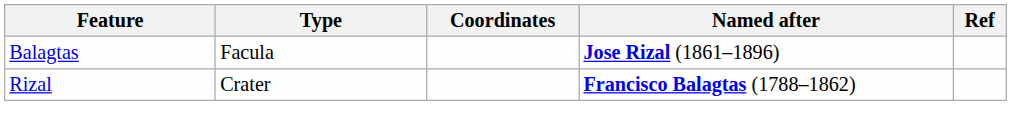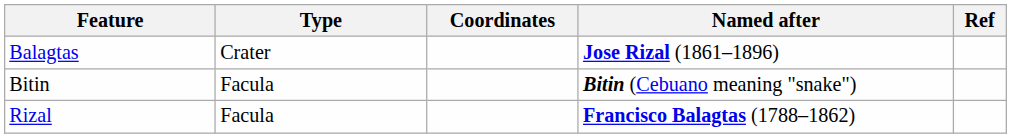(247, 52) Facula -> (245, 52) Crater
+ row: (29, 84)
(245, 84) Crater -> (247, 116) Facula
